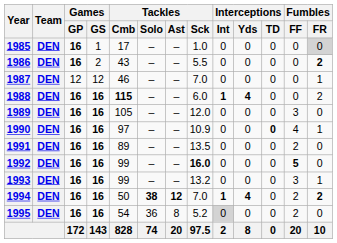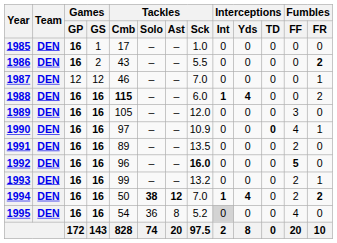(320, 46) lightgrey background -> (320, 46) no background
(124, 163) 99 -> (124, 163) 96
(296, 180) 3 -> (296, 180) 2
(296, 213) 2 -> (296, 213) 4
